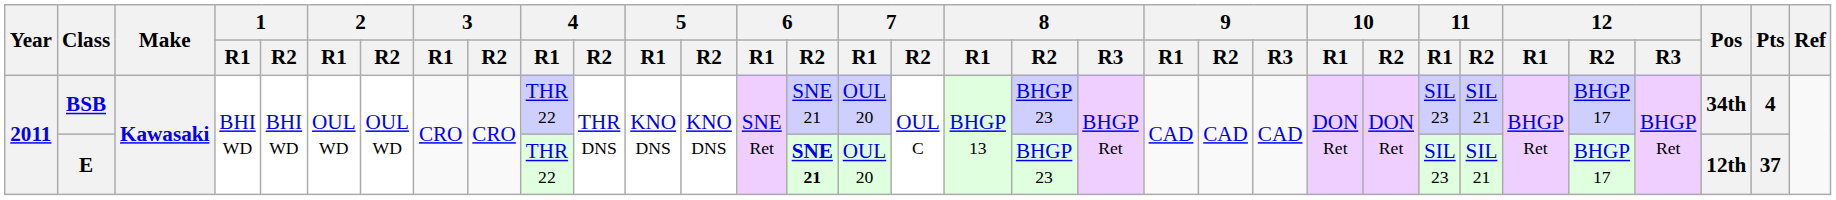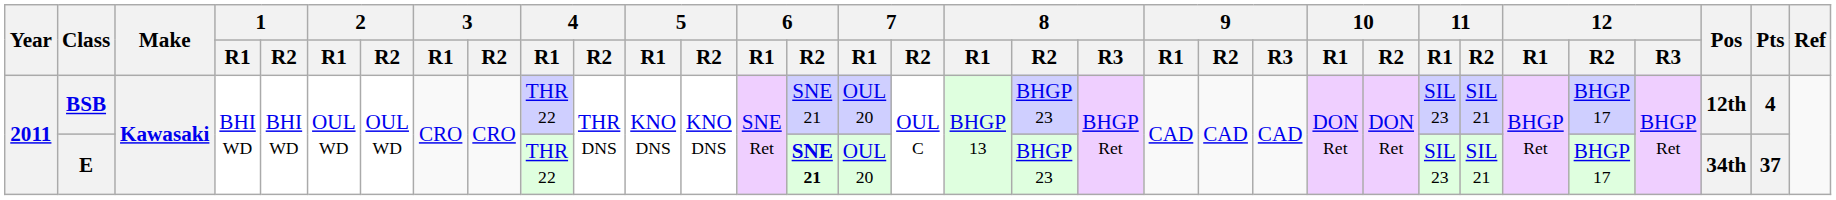(1726, 104) 34th -> (1726, 104) 12th
(1726, 164) 12th -> (1726, 164) 34th
